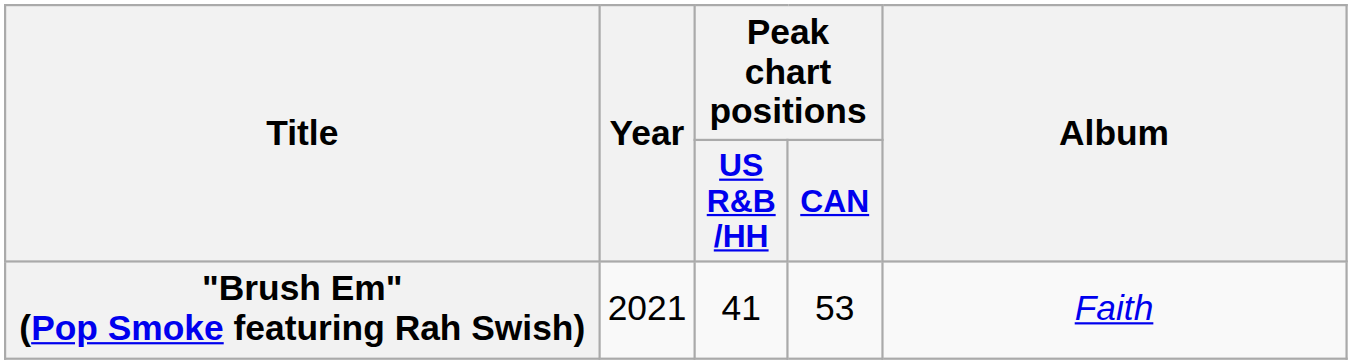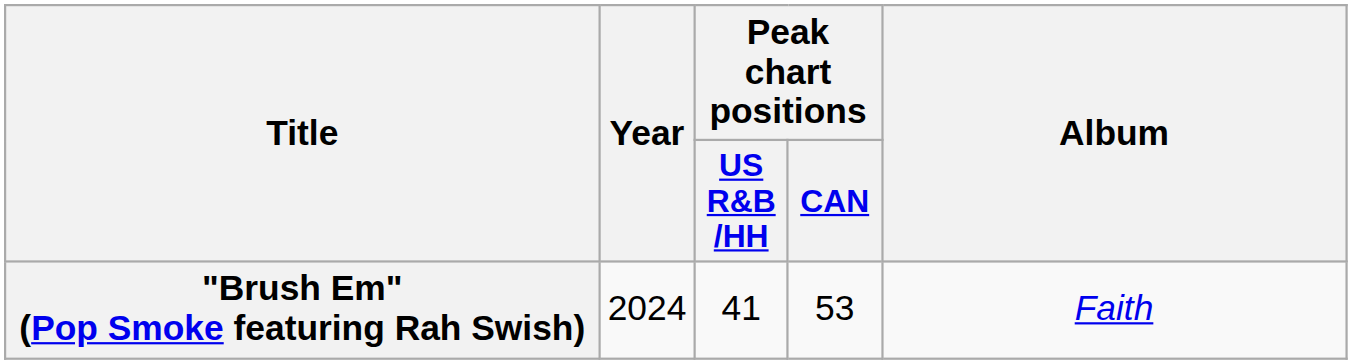(647, 309) 2021 -> (647, 309) 2024
